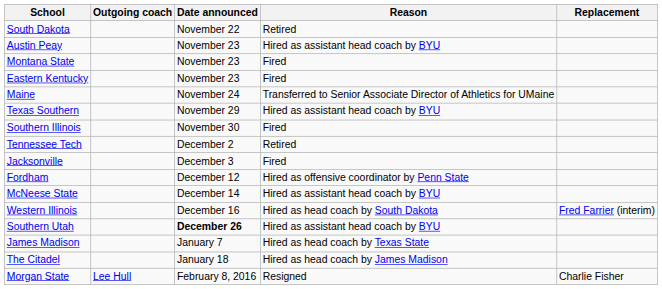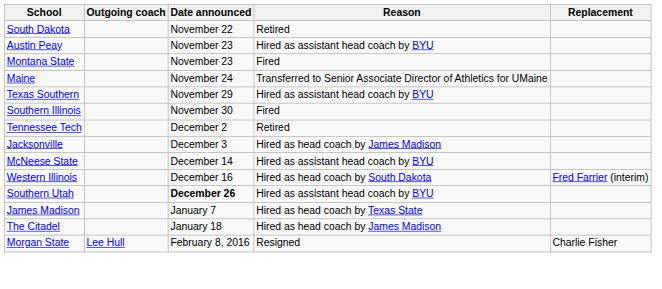- row: (47, 78)
(275, 161) Fired -> (349, 144) Hired as head coach by James Madison
- row: (28, 177)
